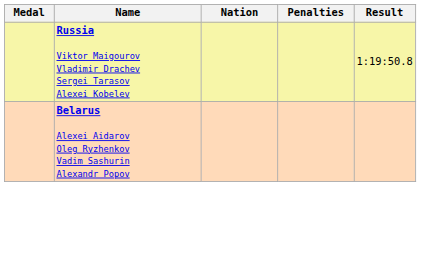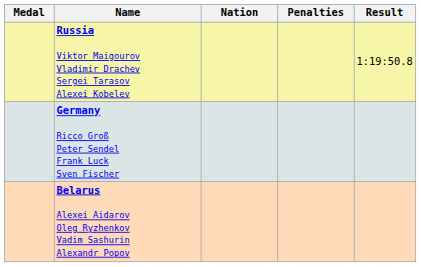+ row: (88, 141)
